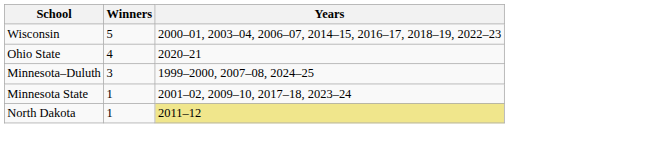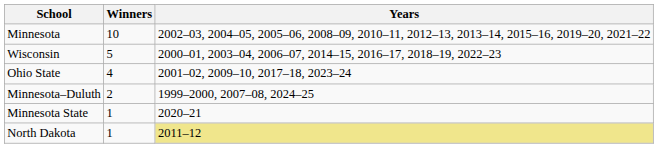+ row: (34, 34)
(180, 53) 2020–21 -> (255, 73) 2001–02, 2009–10, 2017–18, 2023–24
(110, 73) 3 -> (110, 93) 2
(255, 93) 2001–02, 2009–10, 2017–18, 2023–24 -> (180, 113) 2020–21
